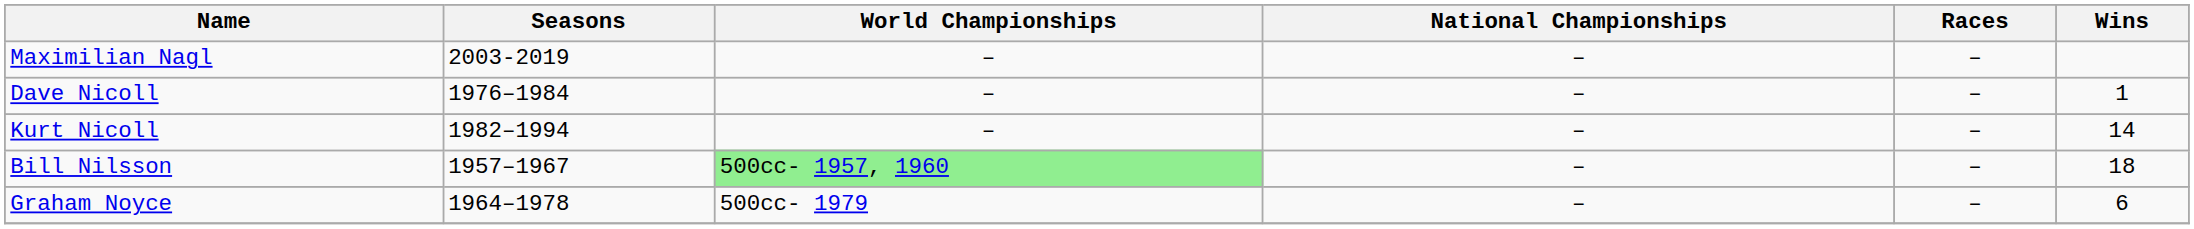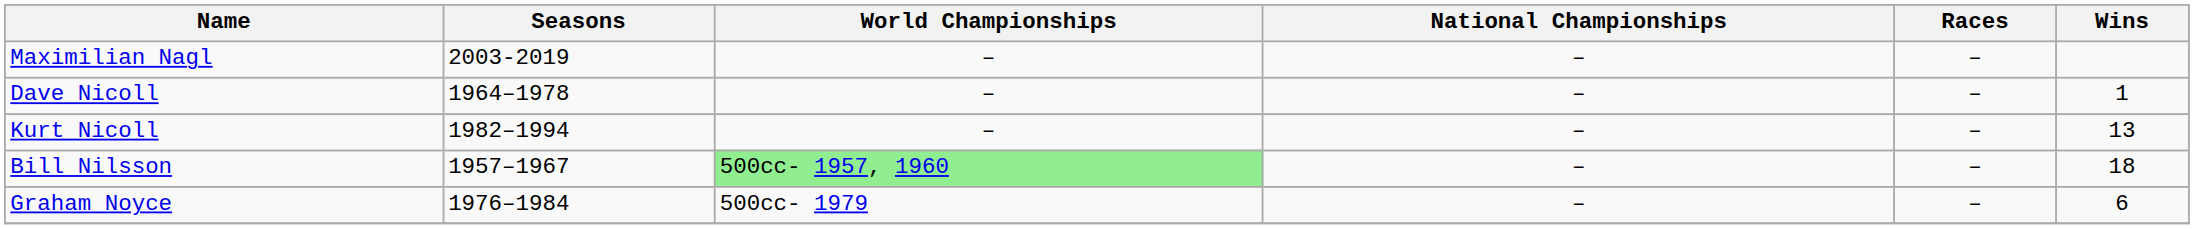(509, 96) 1976–1984 -> (509, 96) 1964–1978
(2122, 132) 14 -> (2122, 132) 13
(509, 205) 1964–1978 -> (509, 205) 1976–1984
